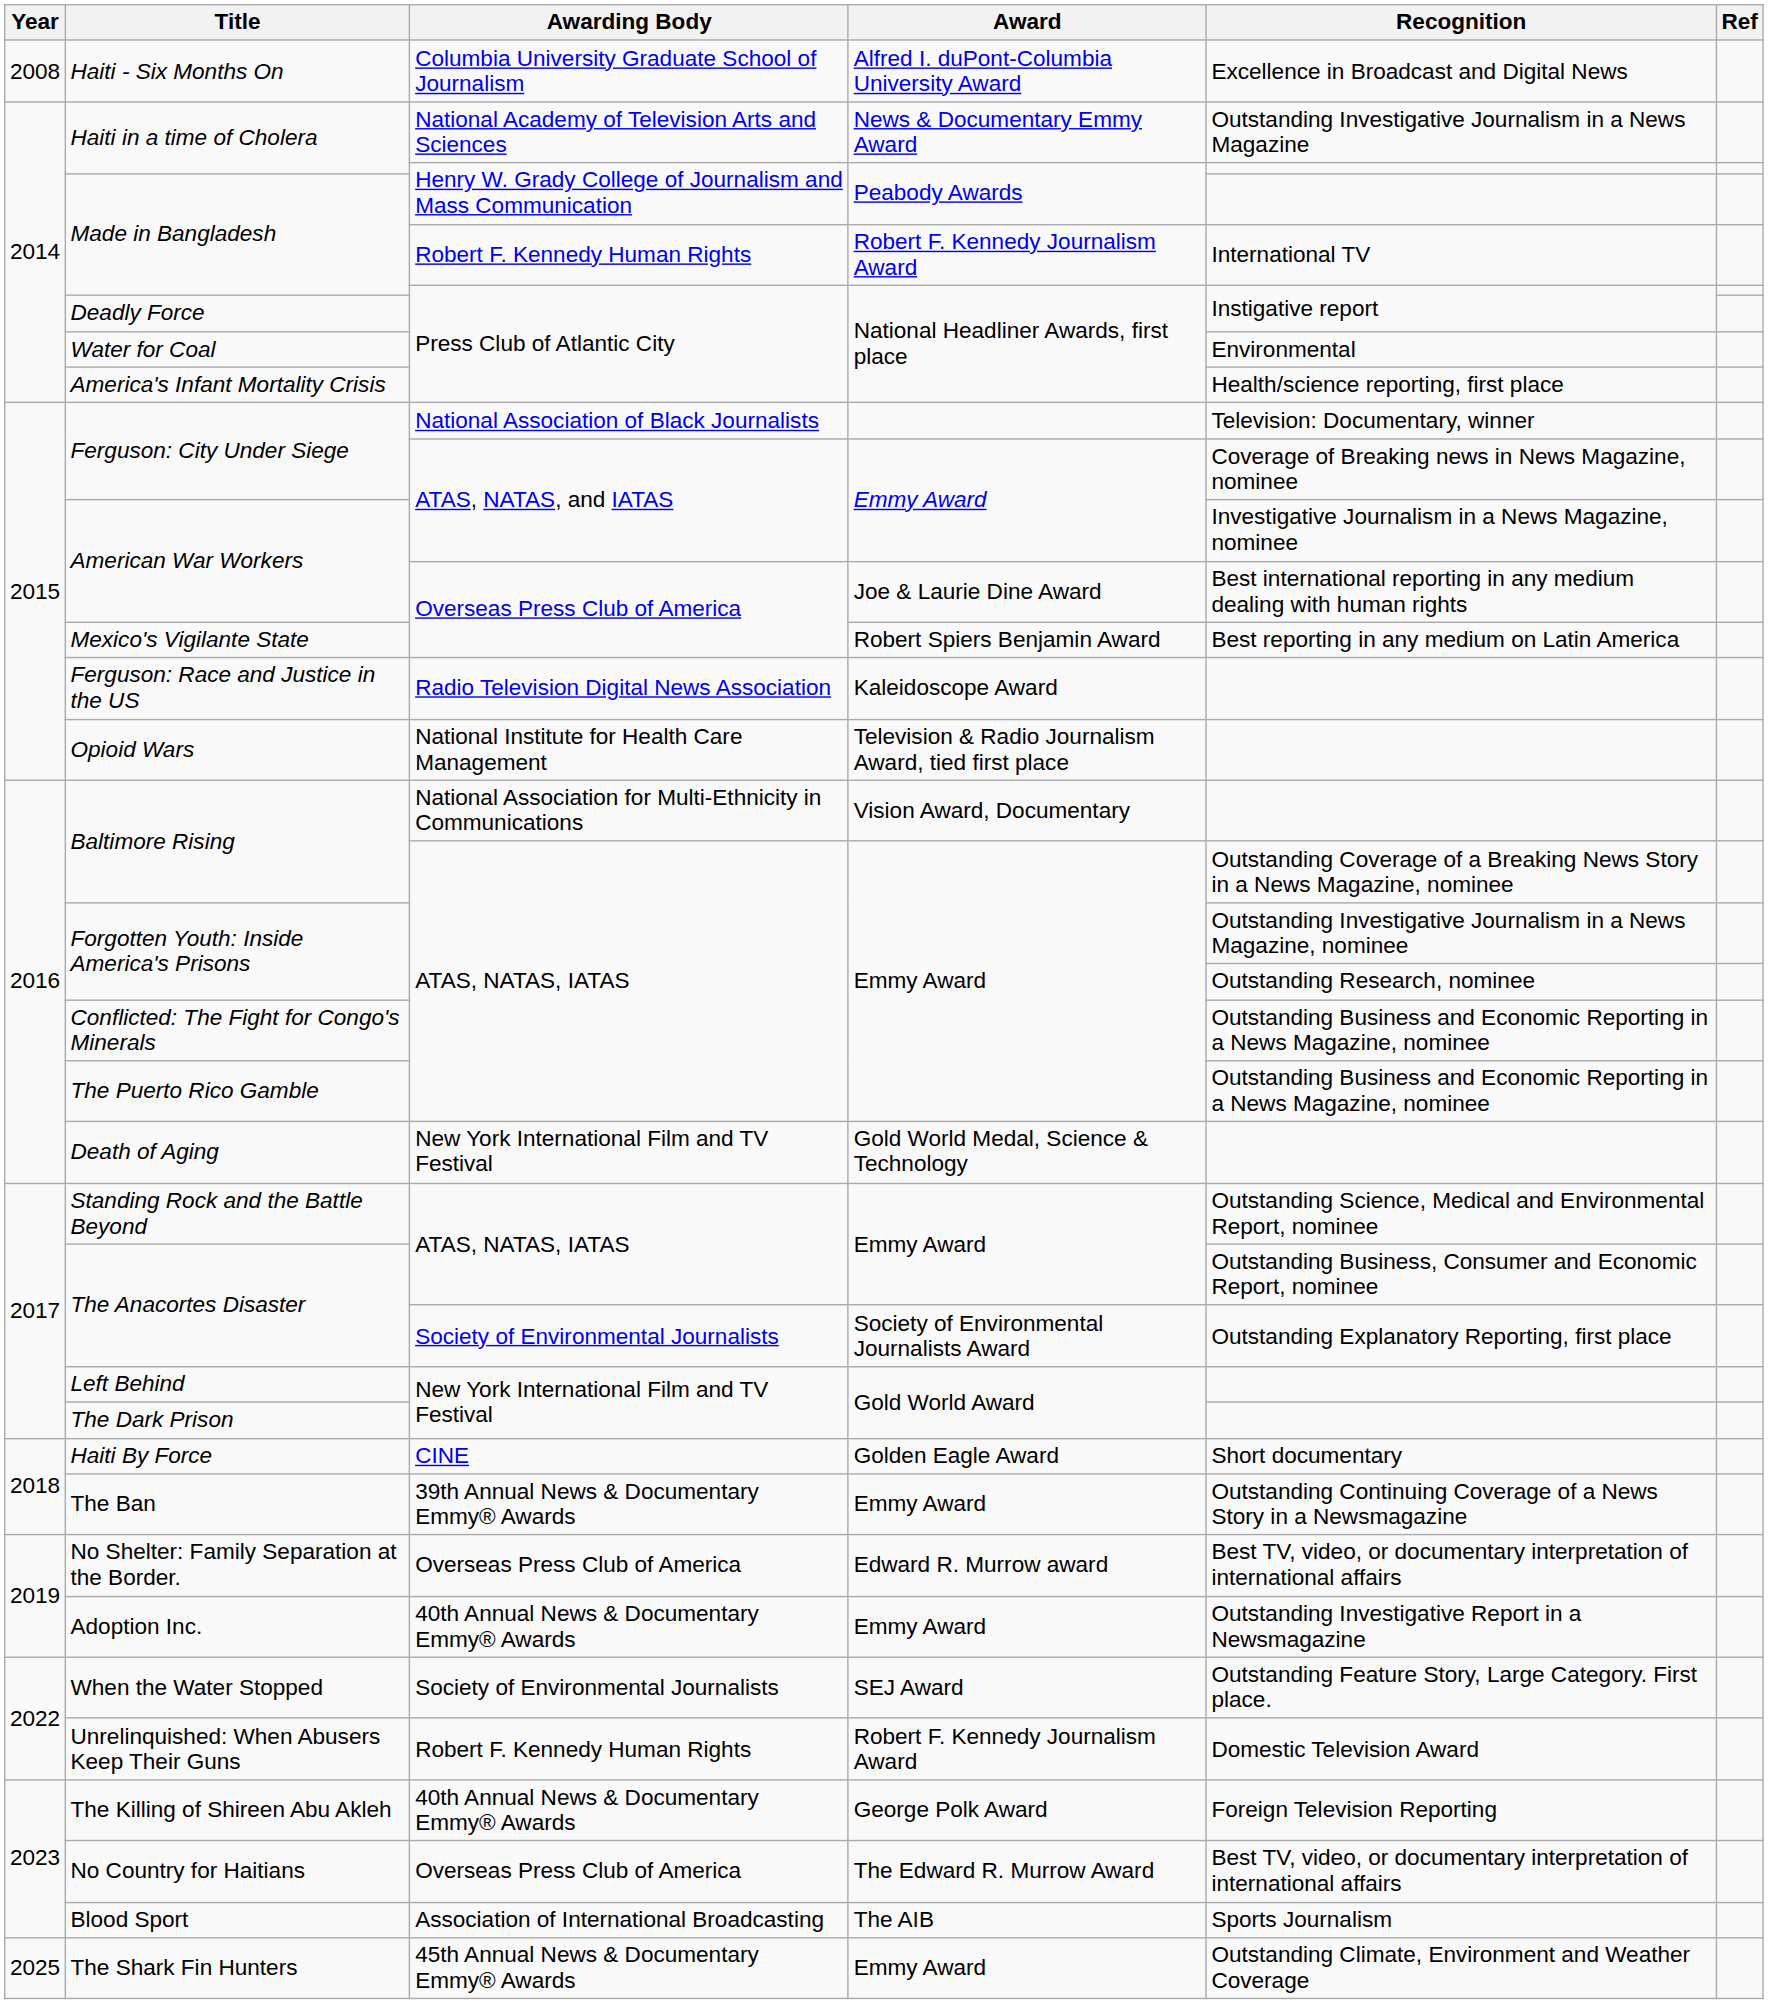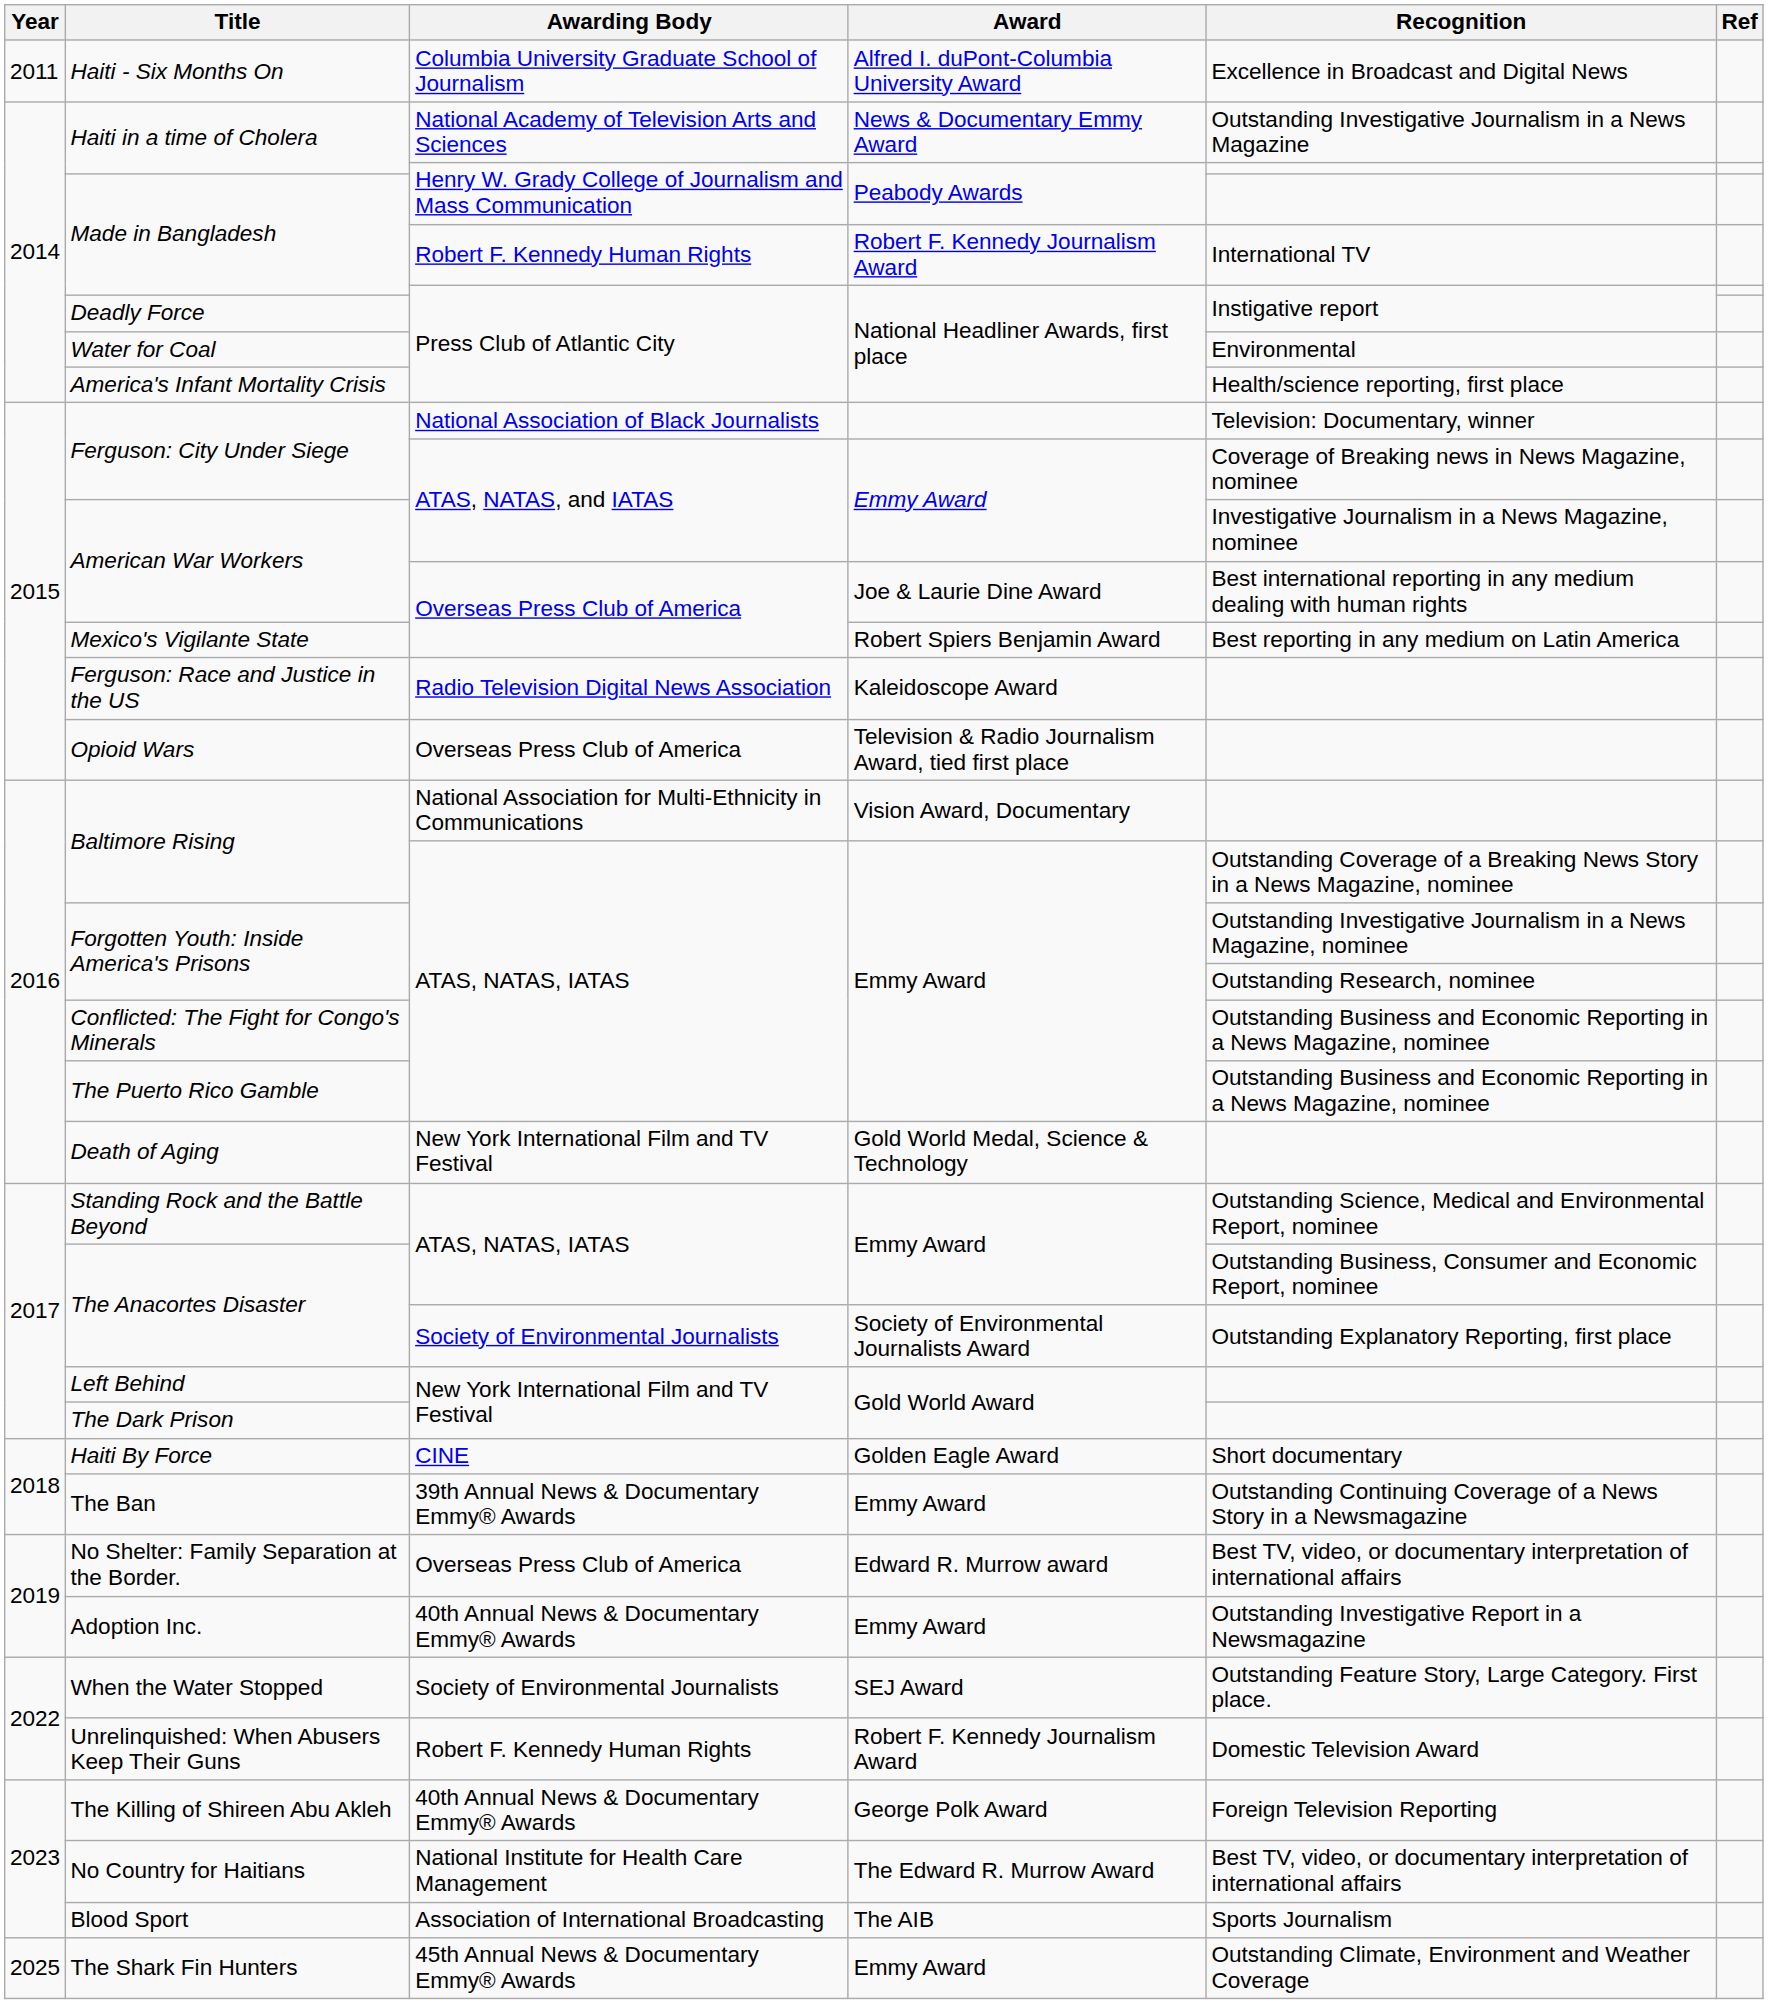(35, 70) 2008 -> (34, 70) 2011
(579, 749) National Institute for Health Care Management -> (578, 749) Overseas Press Club of America
(578, 1871) Overseas Press Club of America -> (579, 1871) National Institute for Health Care Management
